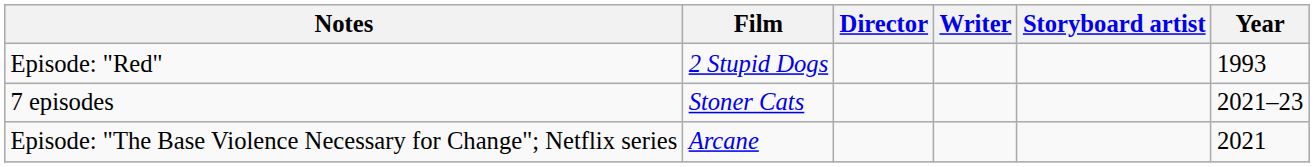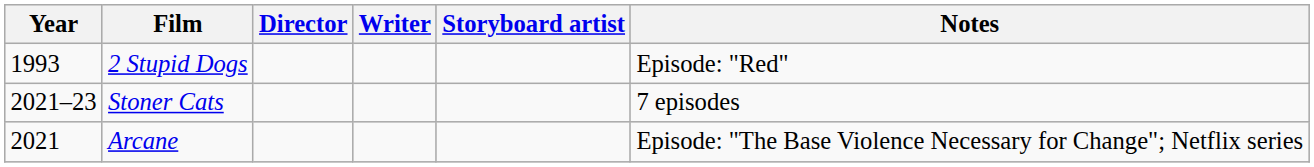columns swapped: (1260, 24) <-> (344, 24)
